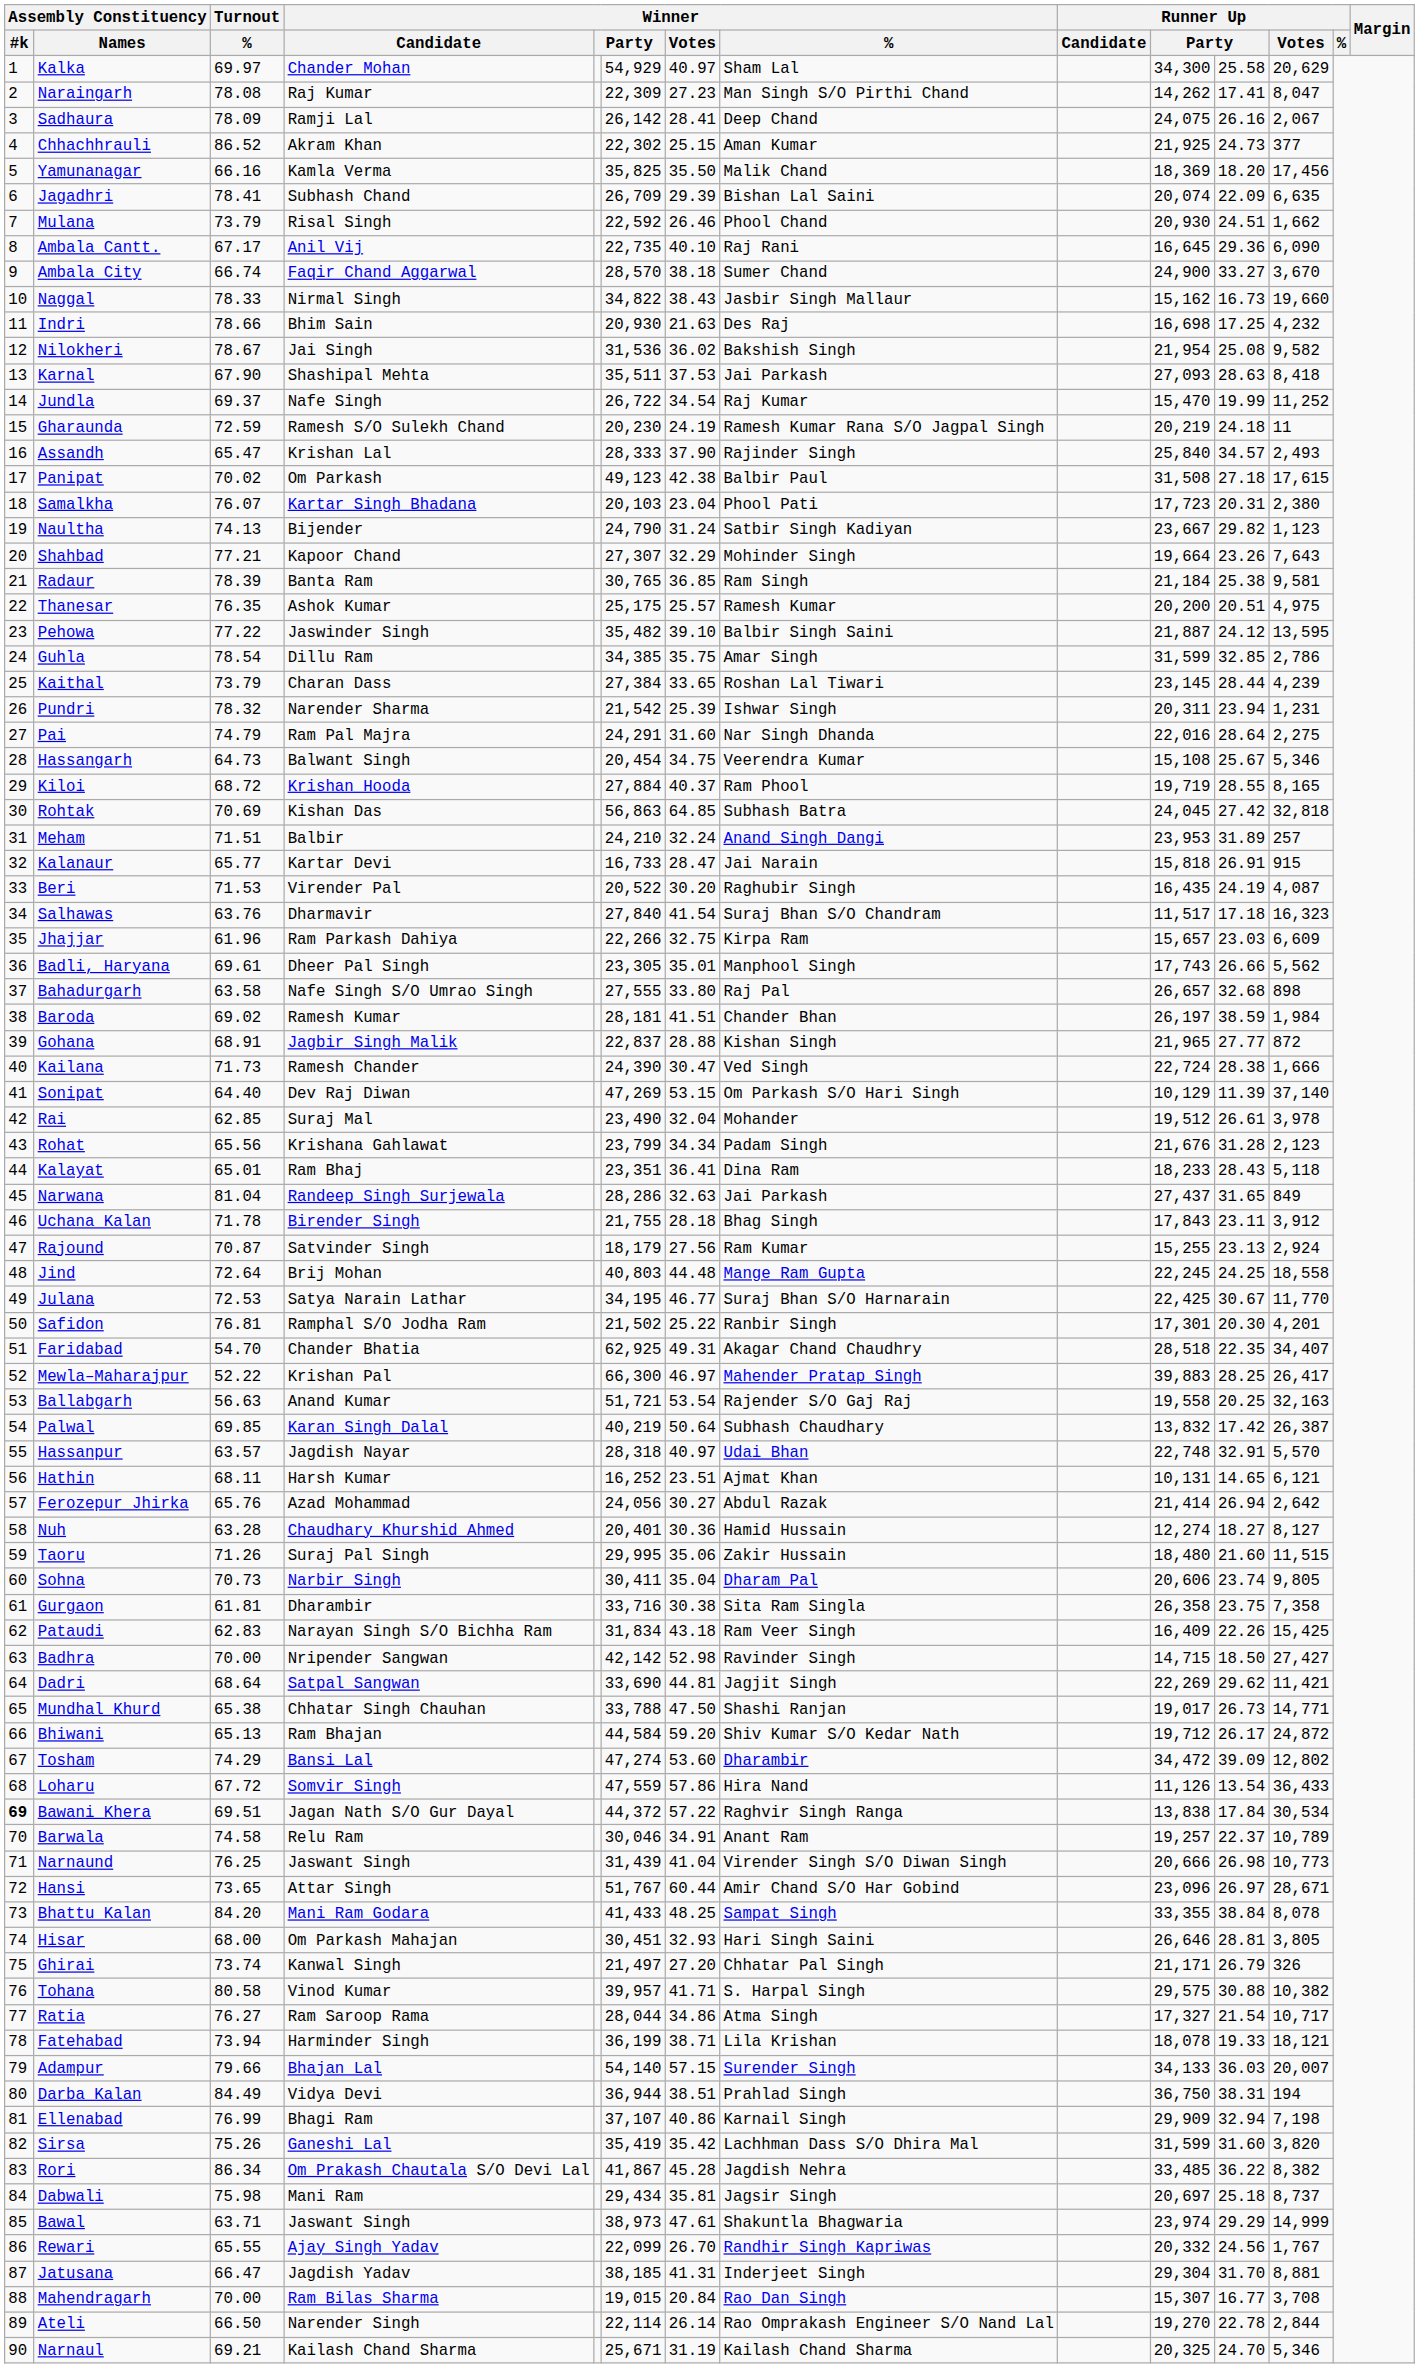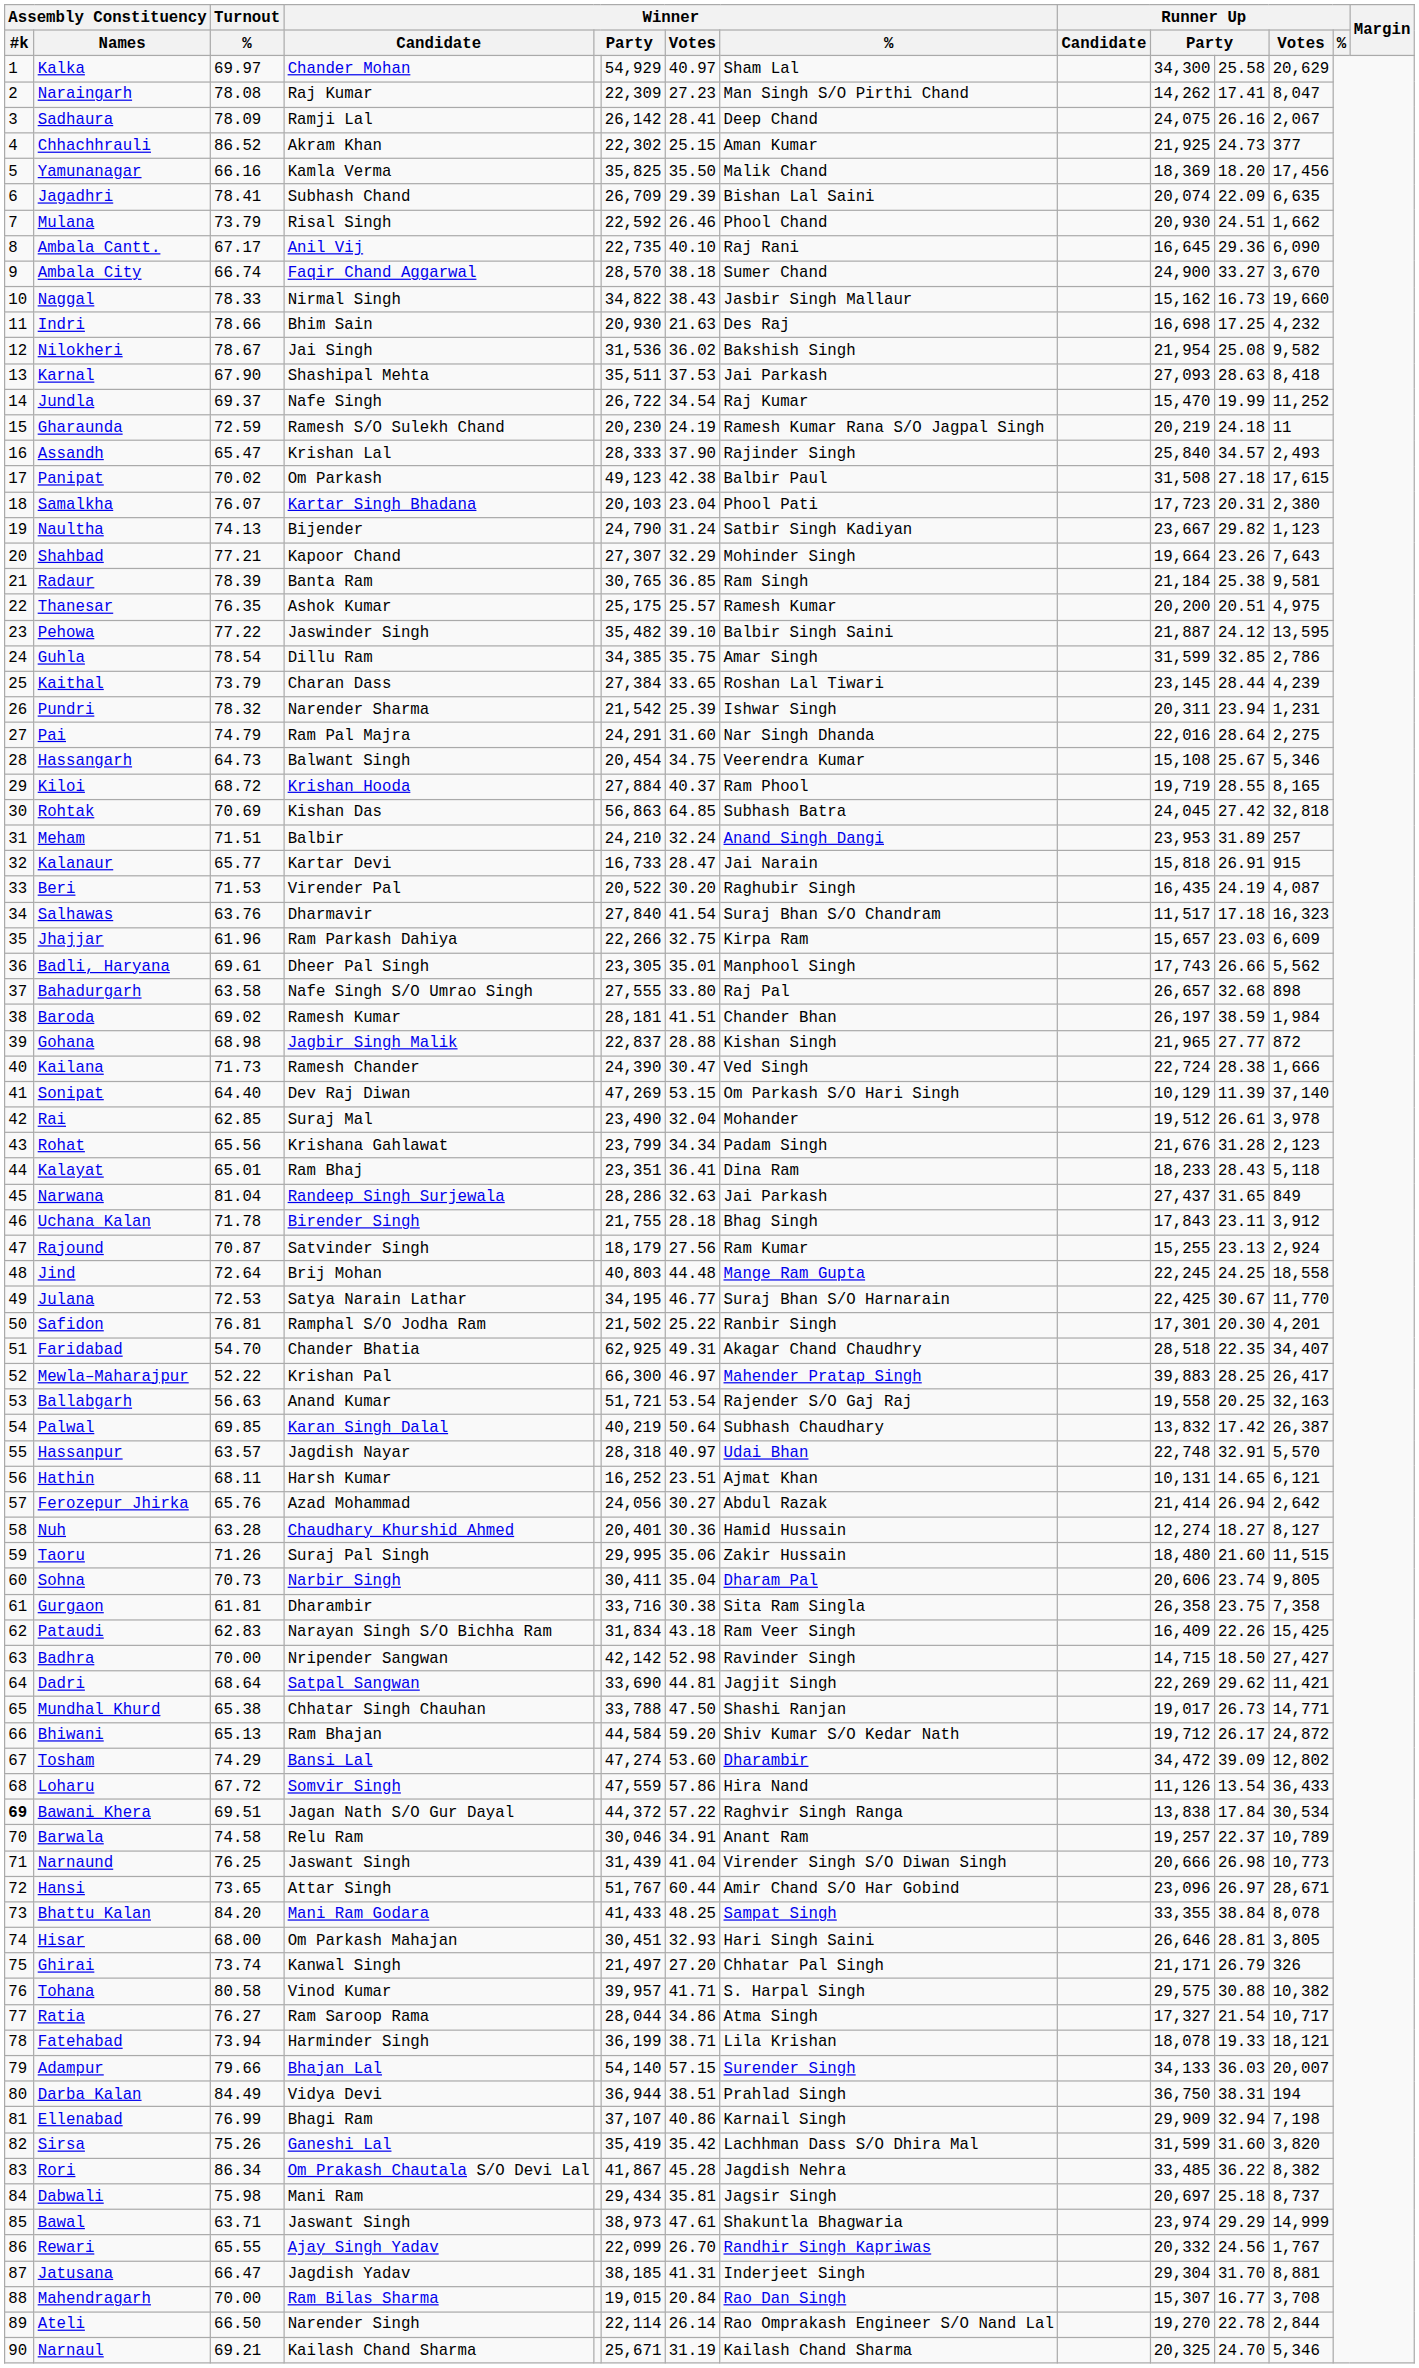(238, 1043) 68.91 -> (238, 1043) 68.98
